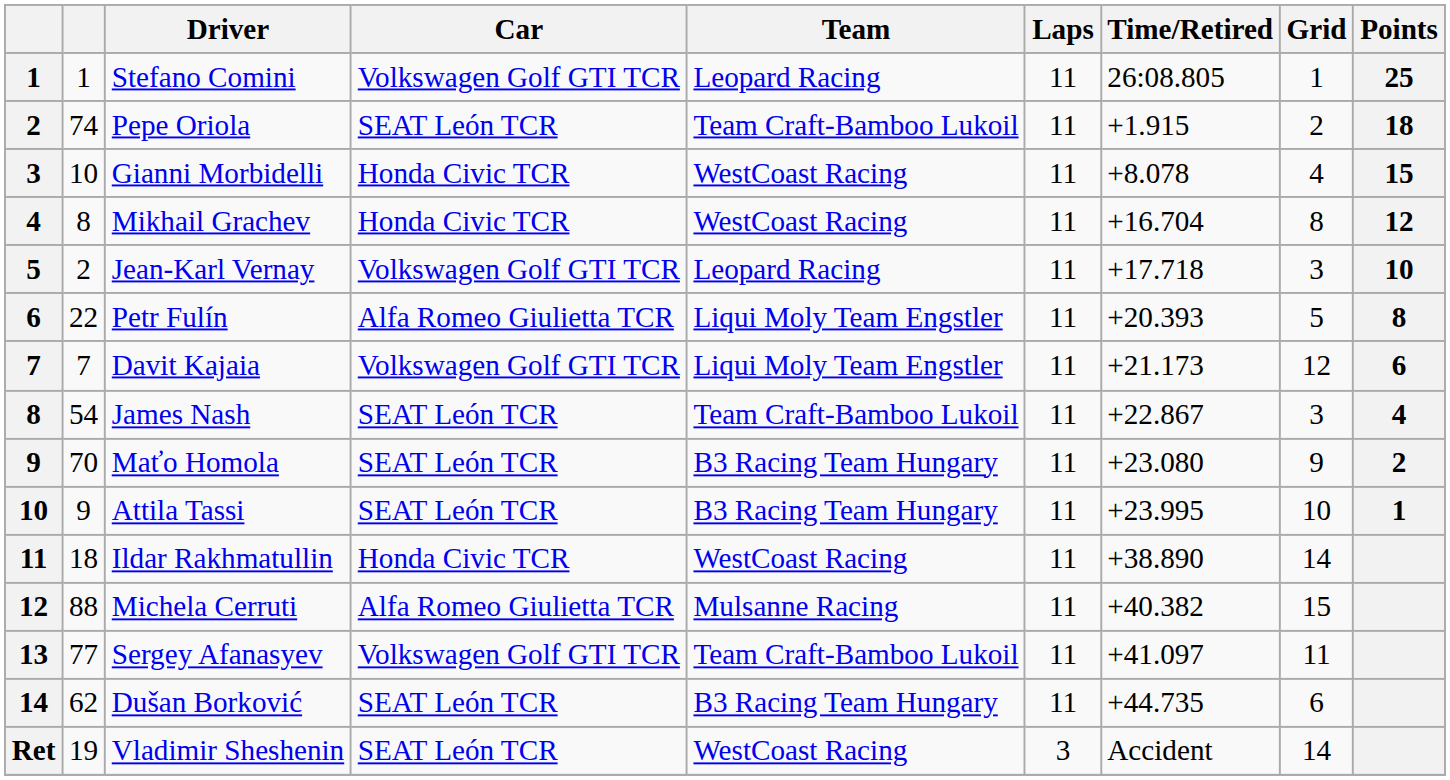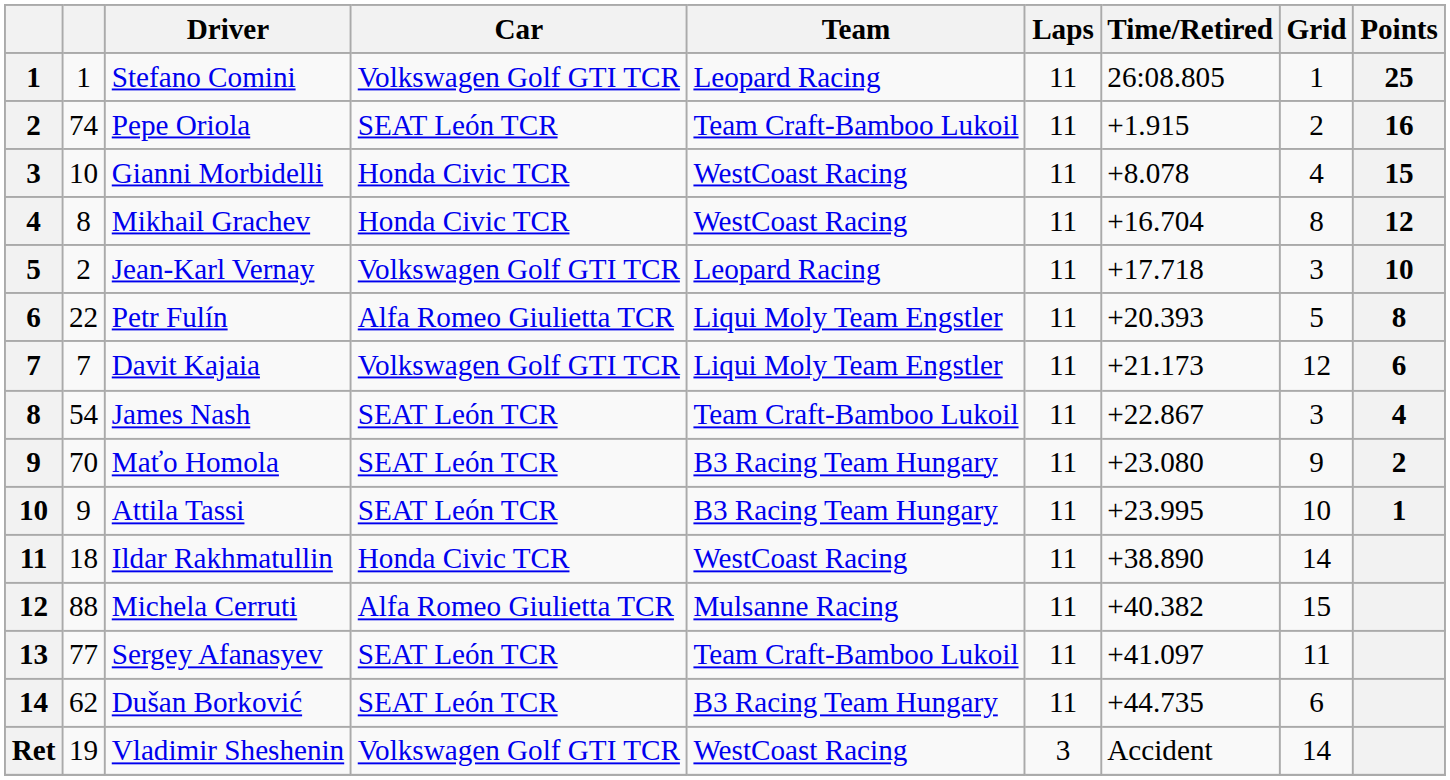(1399, 124) 18 -> (1399, 124) 16
(519, 654) Volkswagen Golf GTI TCR -> (458, 654) SEAT León TCR
(458, 750) SEAT León TCR -> (519, 750) Volkswagen Golf GTI TCR
